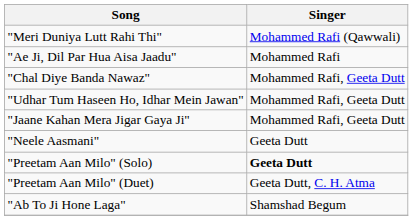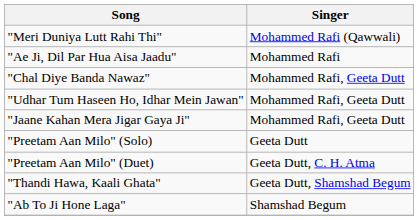- row: (53, 141)
(281, 162) bold -> (279, 141) normal
+ row: (84, 183)
